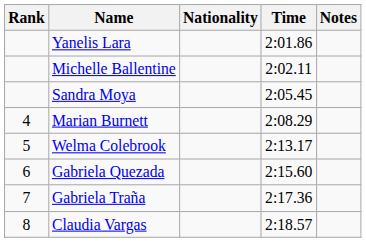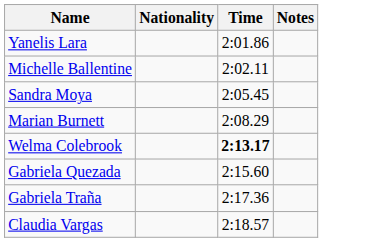- column: (26, 17)
(289, 146) normal -> (245, 146) bold
